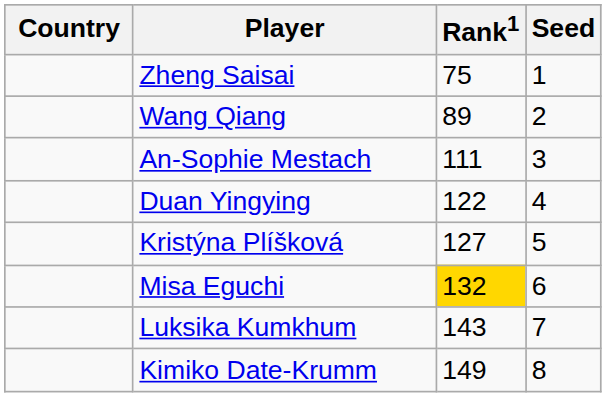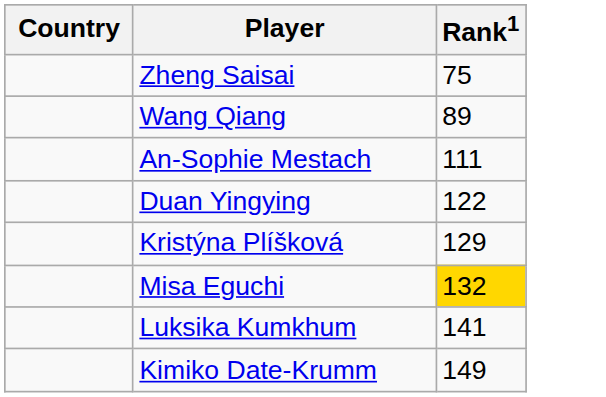- column: (563, 29)
(464, 243) 127 -> (464, 243) 129
(464, 327) 143 -> (464, 327) 141
